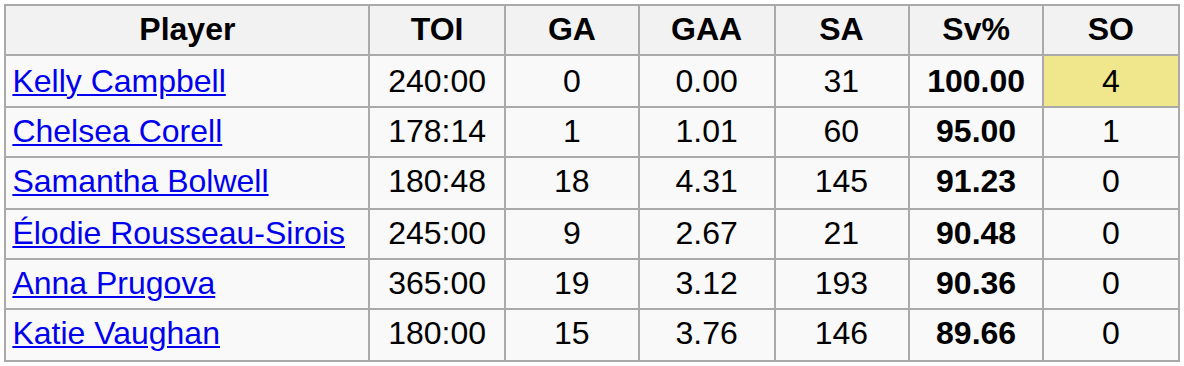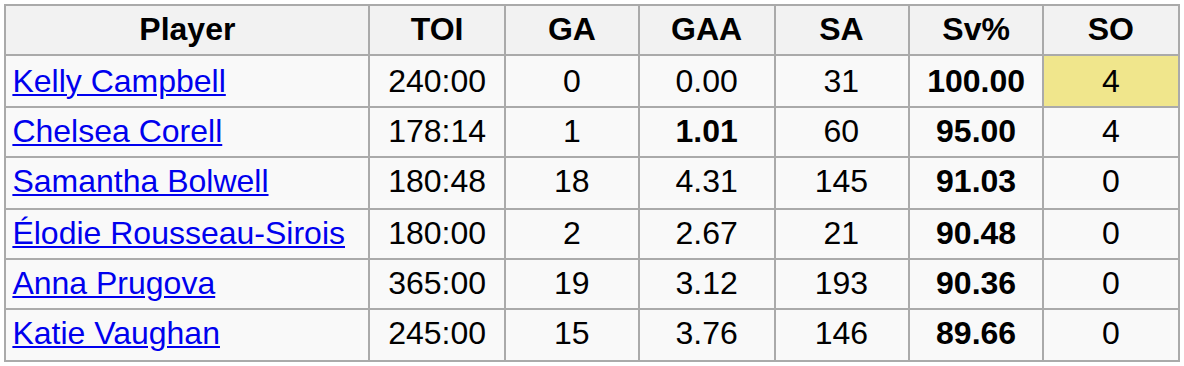(707, 131) normal -> (707, 131) bold
(1111, 131) 1 -> (1111, 131) 4
(976, 182) 91.23 -> (976, 182) 91.03
(437, 232) 245:00 -> (437, 232) 180:00
(572, 232) 9 -> (572, 232) 2
(437, 334) 180:00 -> (437, 334) 245:00
